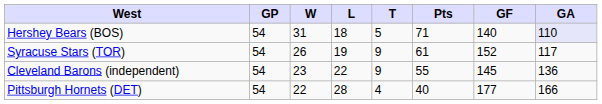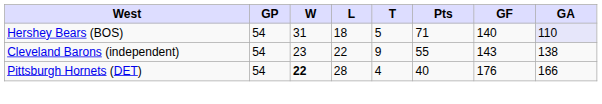- row: (66, 52)
(487, 71) 145 -> (487, 52) 143
(548, 71) 136 -> (548, 52) 138
(300, 90) normal -> (300, 71) bold
(487, 90) 177 -> (487, 71) 176
